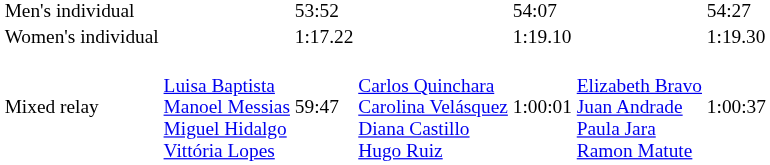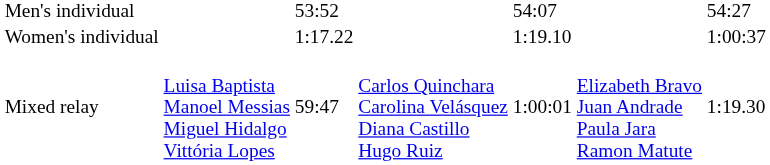(736, 37) 1:19.30 -> (736, 37) 1:00:37
(736, 107) 1:00:37 -> (736, 107) 1:19.30
